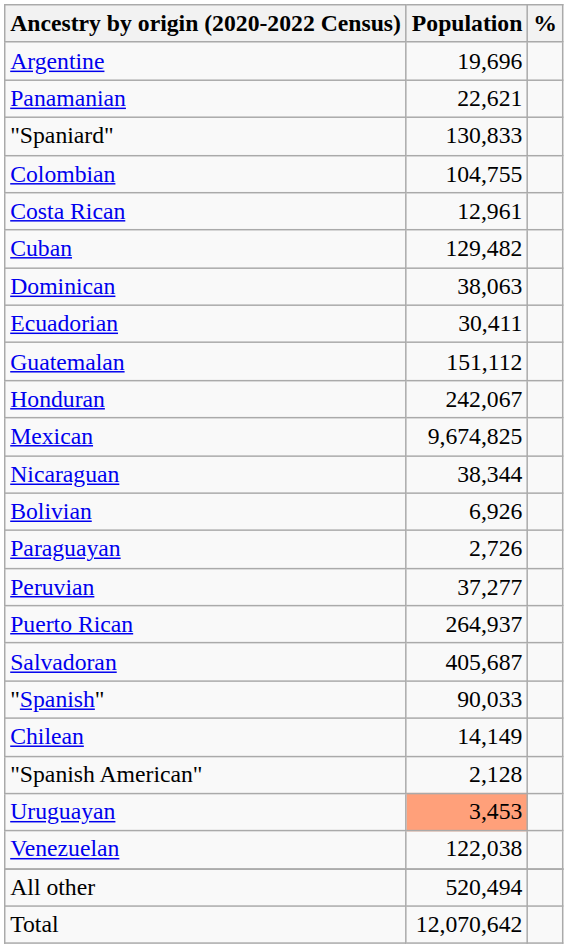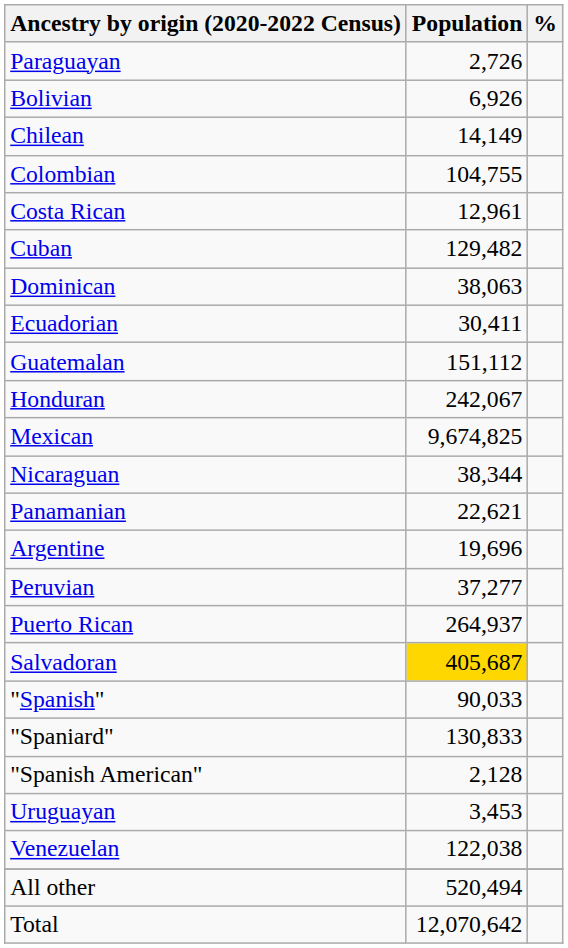rows swapped: (57, 60) <-> (65, 549)
rows swapped: (51, 511) <-> (68, 98)
rows swapped: (47, 736) <-> (62, 135)
(484, 661) no background -> (484, 661) gold background
(496, 811) lightsalmon background -> (496, 811) no background
